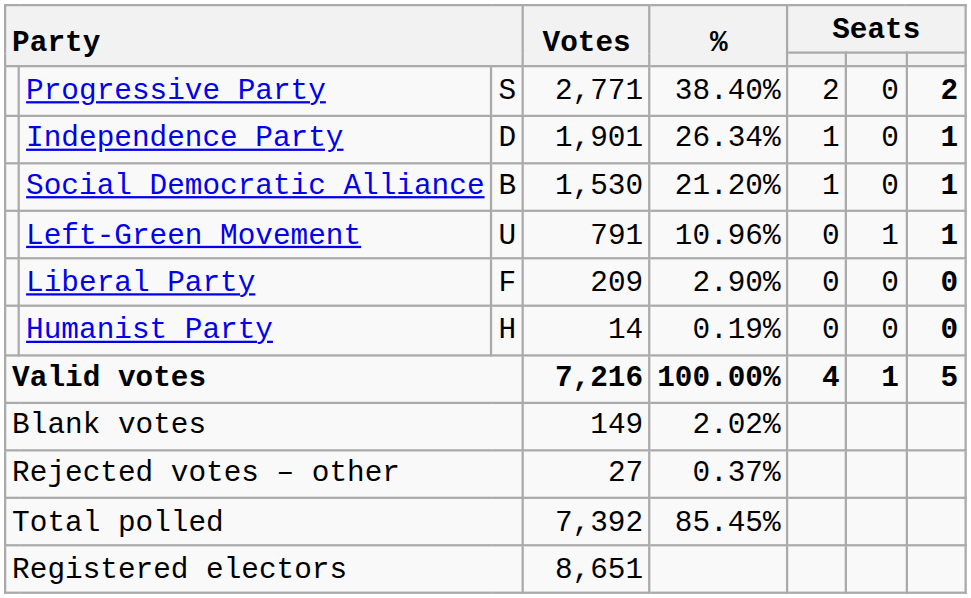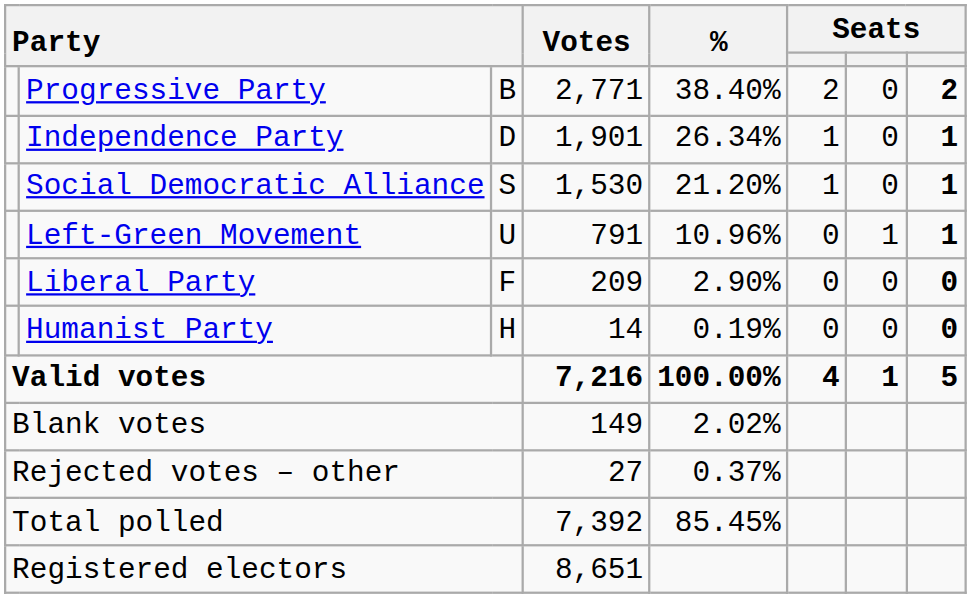(507, 91) S -> (507, 91) B
(507, 187) B -> (507, 187) S
